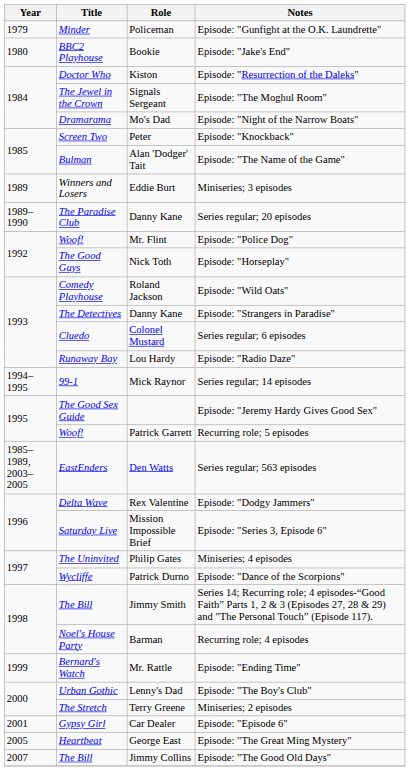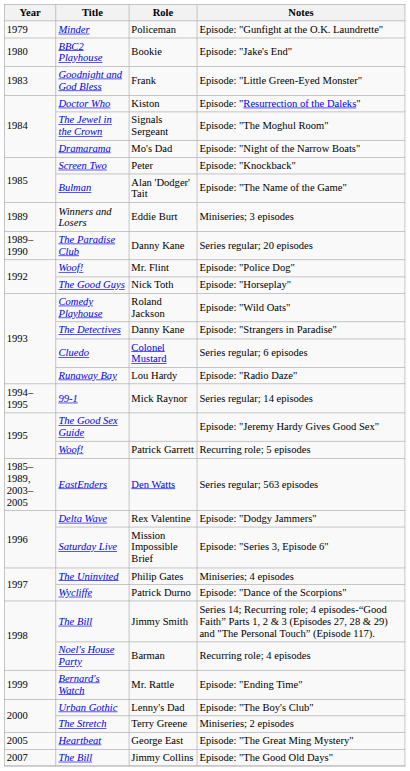+ row: (281, 80)
- row: (243, 724)
